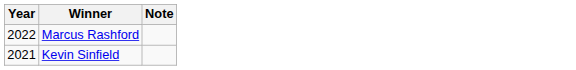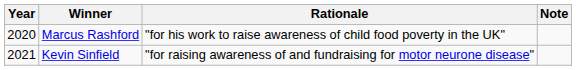+ column: (340, 14)
(22, 34) 2022 -> (22, 34) 2020
